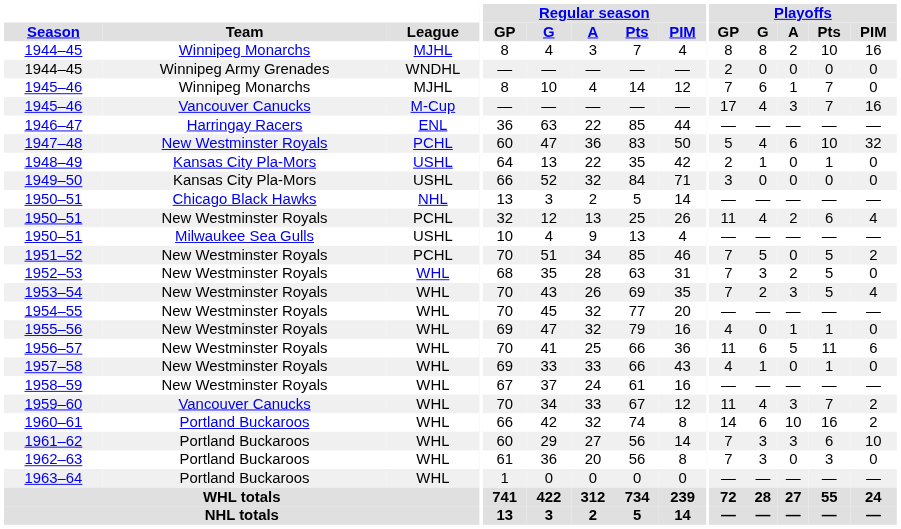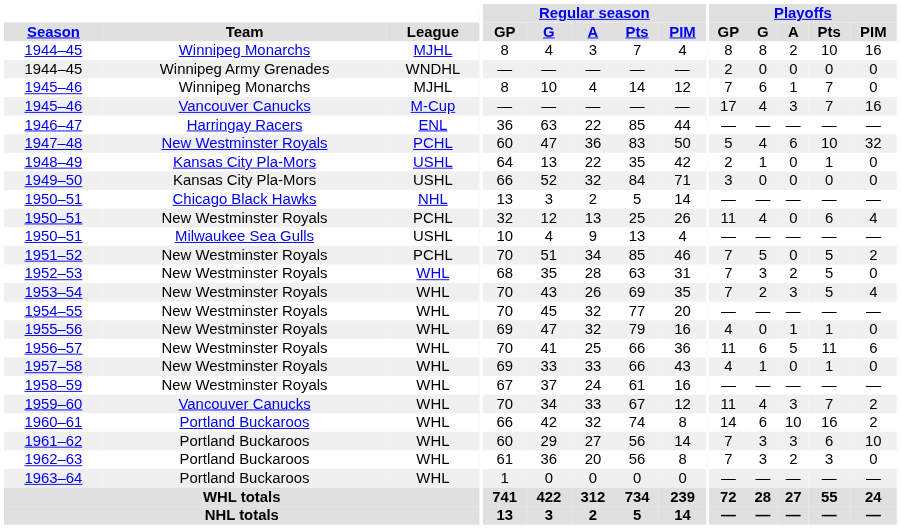(793, 217) 2 -> (793, 217) 0
(793, 459) 0 -> (793, 459) 2
